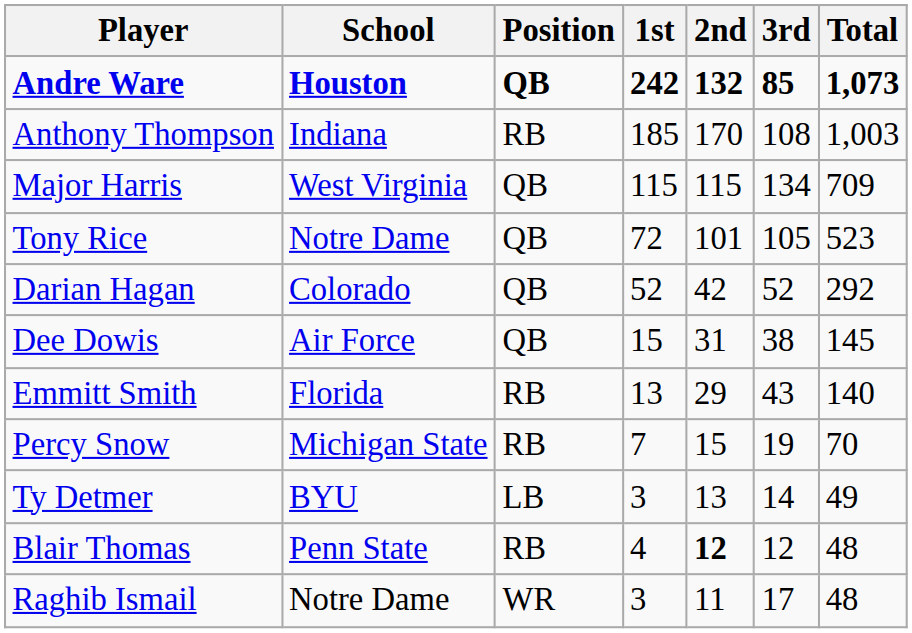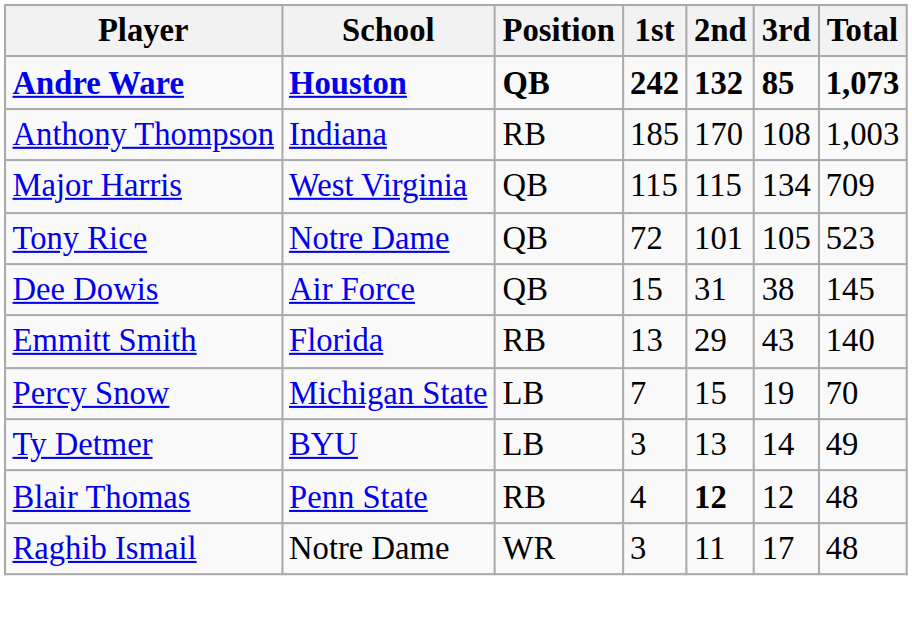- row: (104, 289)
(524, 444) RB -> (523, 392) LB
